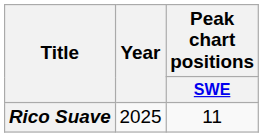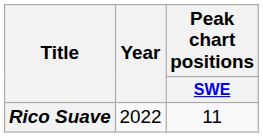(140, 117) 2025 -> (140, 117) 2022
